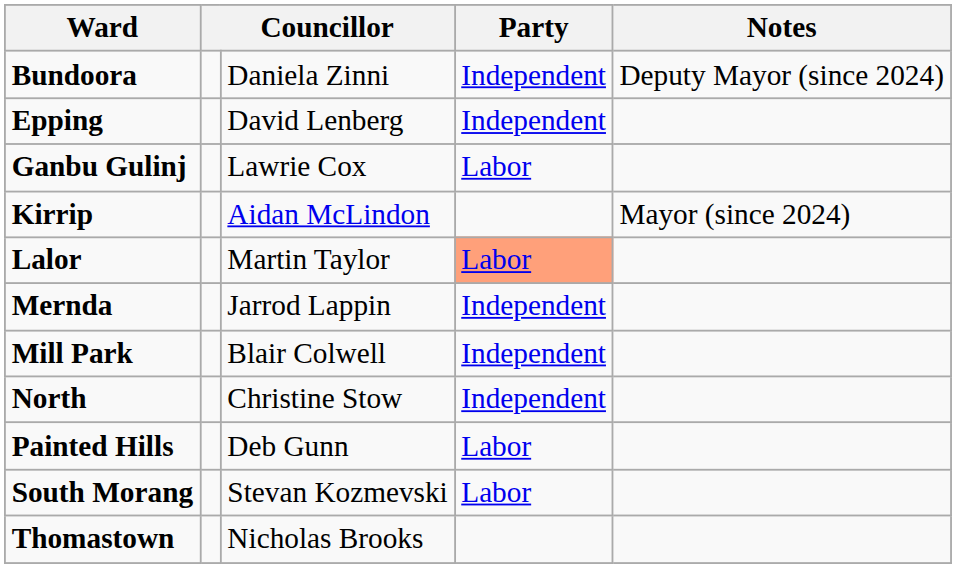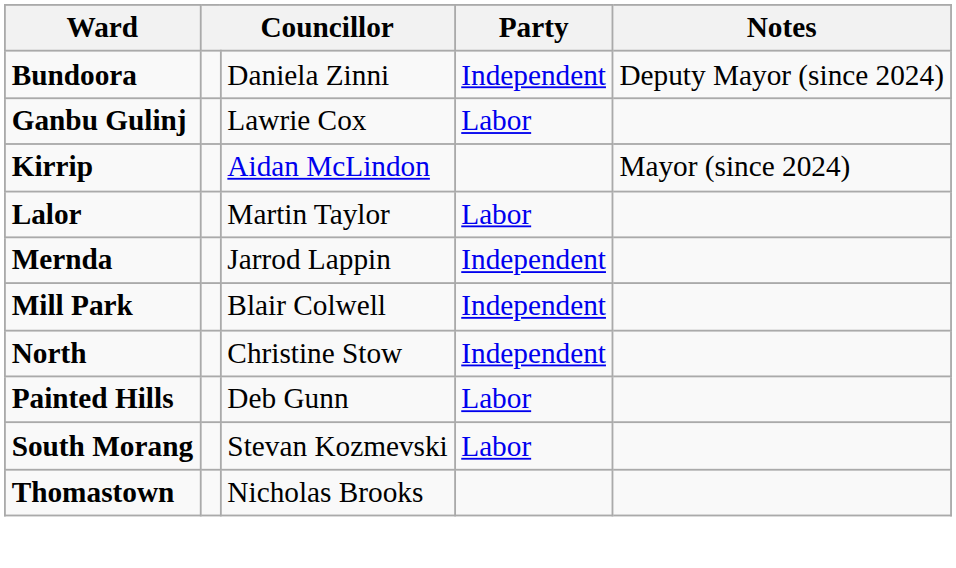- row: (57, 120)
(496, 259) lightsalmon background -> (496, 213) no background
